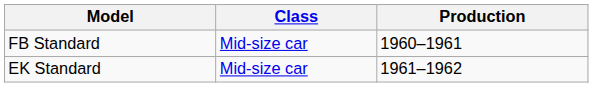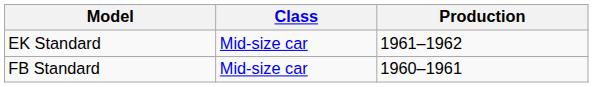rows swapped: (54, 43) <-> (55, 69)
